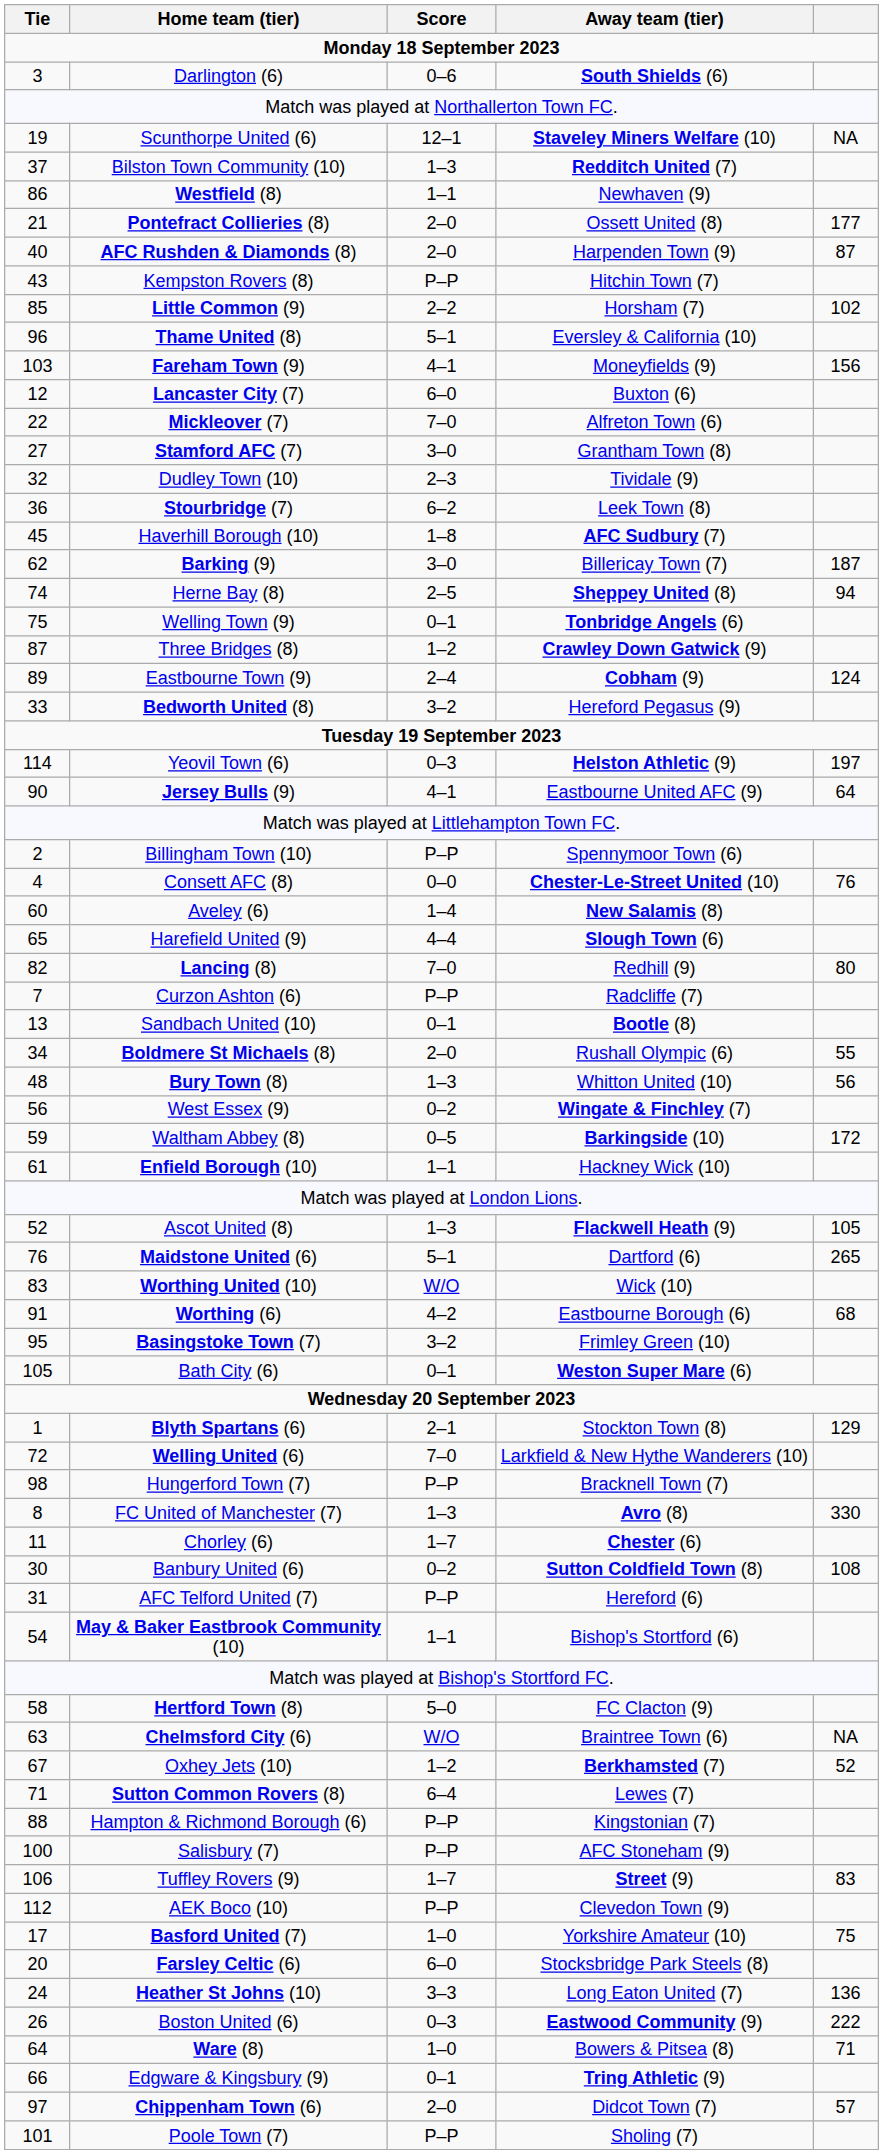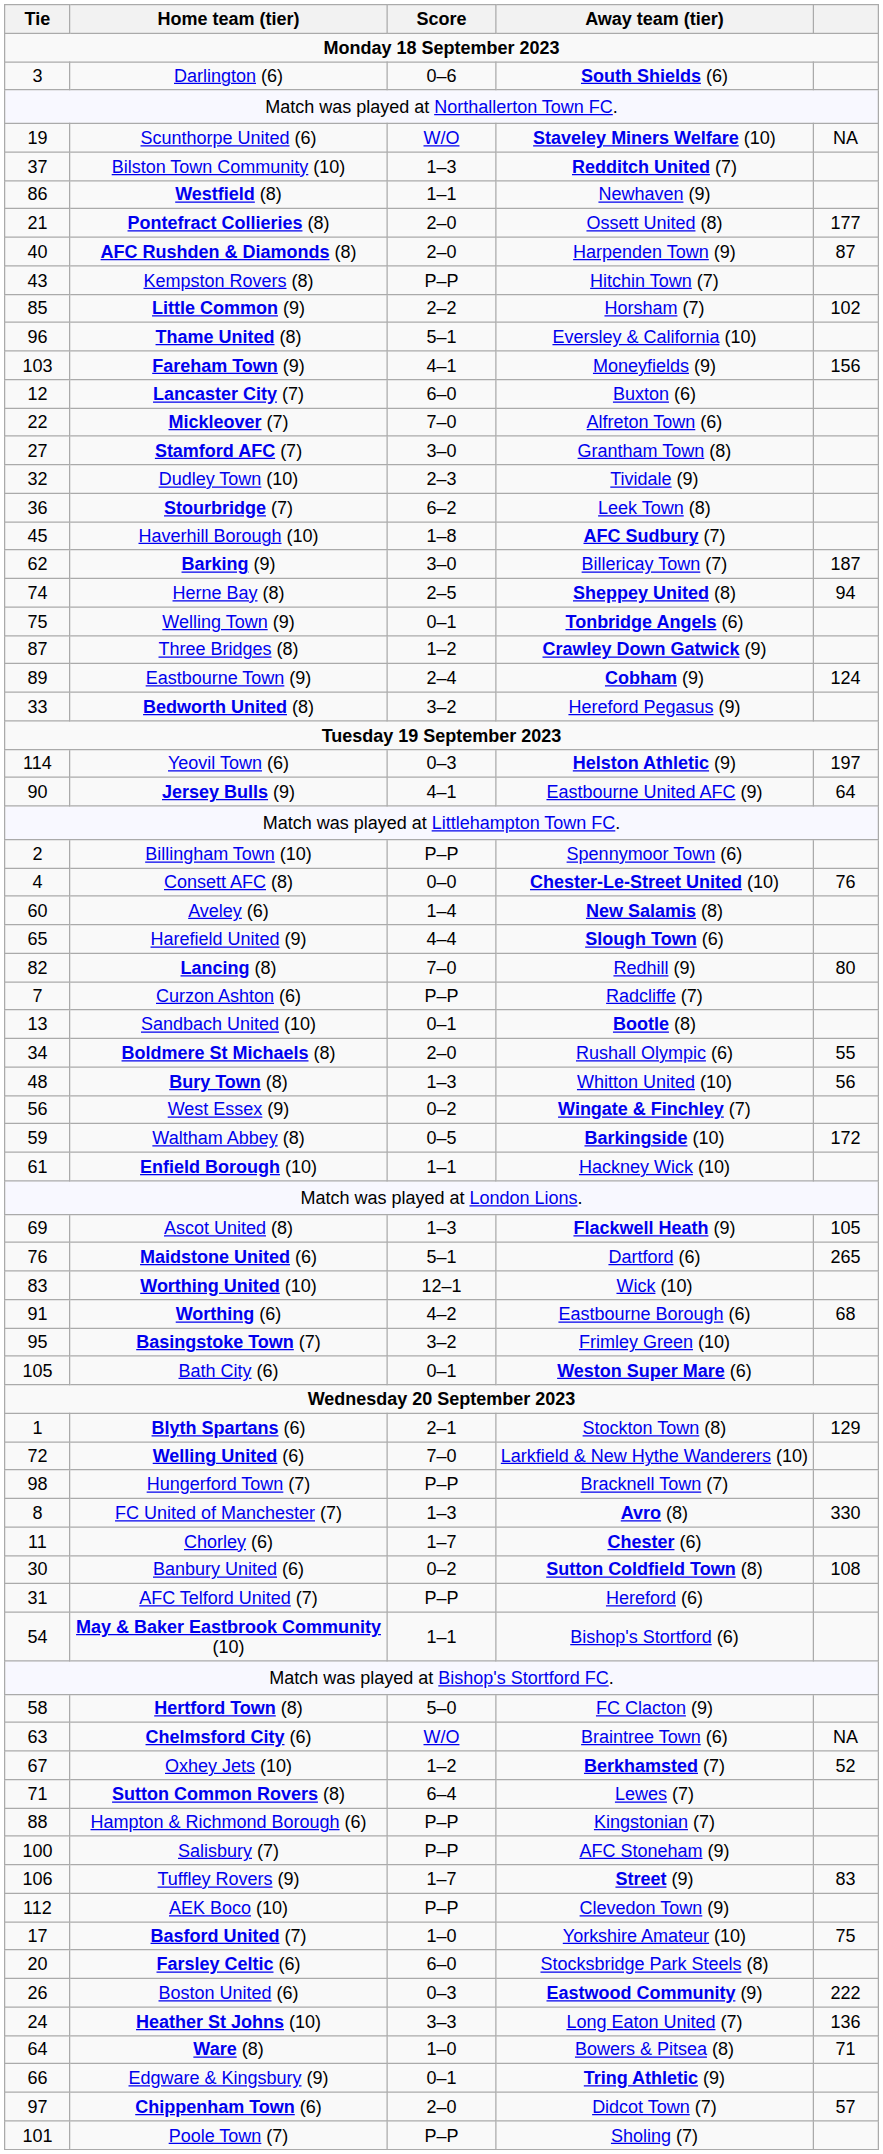(441, 138) 12–1 -> (441, 138) W/O
(37, 1229) 52 -> (37, 1229) 69
(441, 1285) W/O -> (441, 1285) 12–1
rows swapped: (229, 1993) <-> (229, 2021)
